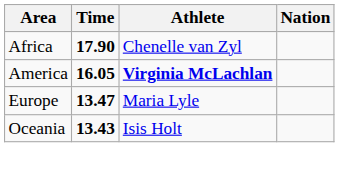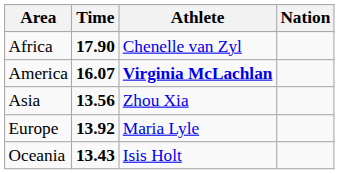(95, 73) 16.05 -> (95, 73) 16.07
+ row: (24, 100)
(95, 100) 13.47 -> (95, 127) 13.92
